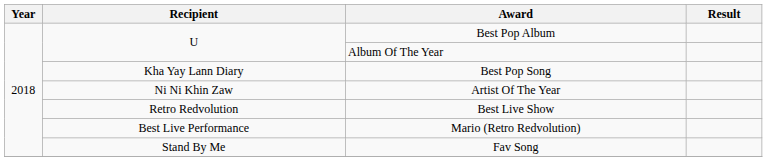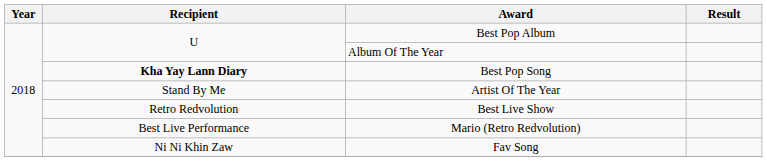(194, 71) normal -> (194, 71) bold
(194, 90) Ni Ni Khin Zaw -> (194, 90) Stand By Me
(194, 147) Stand By Me -> (194, 147) Ni Ni Khin Zaw
